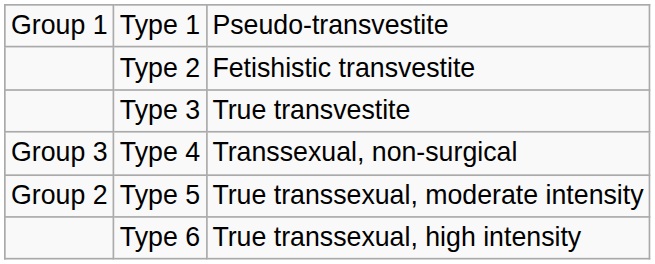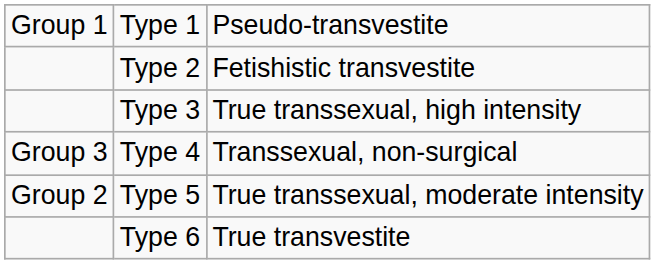(311, 110) True transvestite -> (397, 110) True transsexual, high intensity
(397, 237) True transsexual, high intensity -> (311, 237) True transvestite
